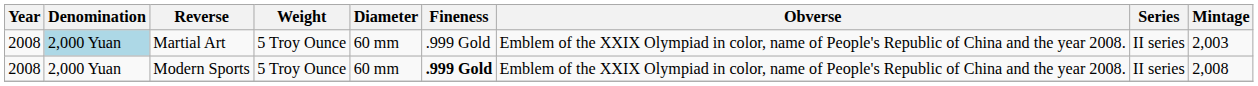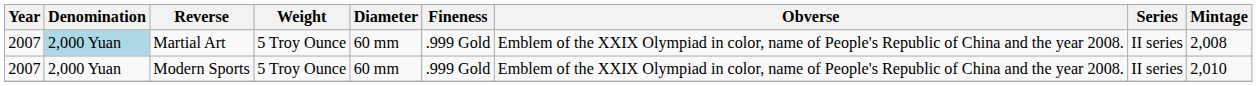(24, 42) 2008 -> (24, 42) 2007
(1210, 42) 2,003 -> (1209, 42) 2,008
(24, 68) 2008 -> (24, 68) 2007
(459, 68) bold -> (458, 68) normal
(1210, 68) 2,008 -> (1209, 68) 2,010
